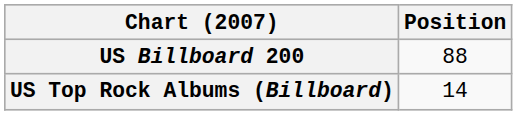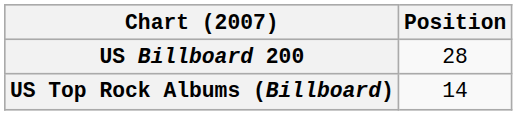(455, 57) 88 -> (455, 57) 28
